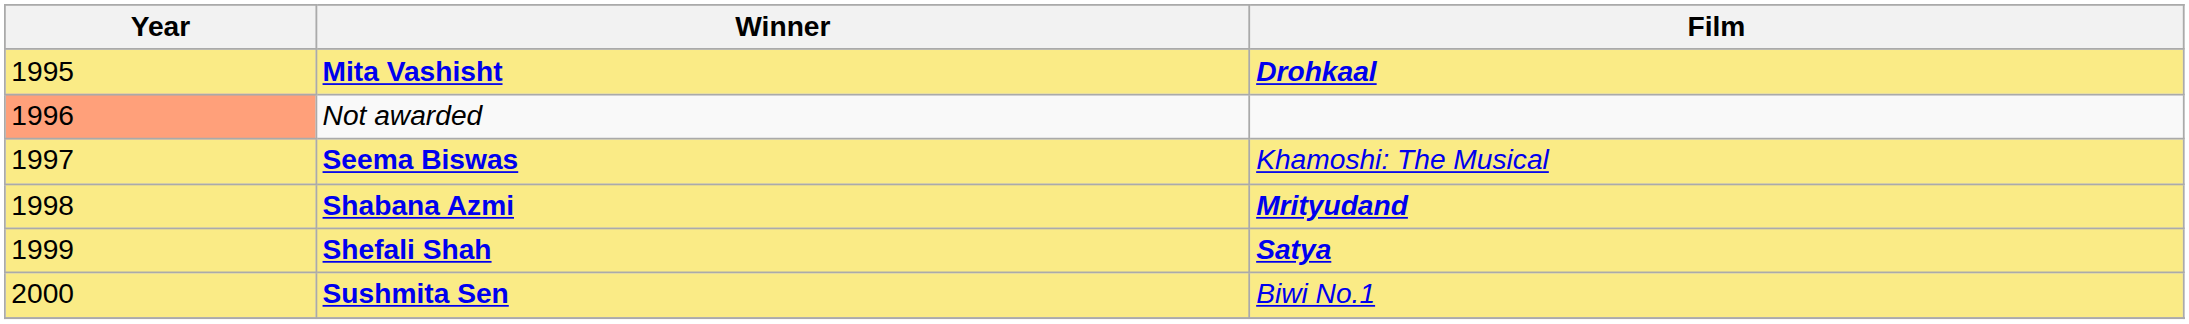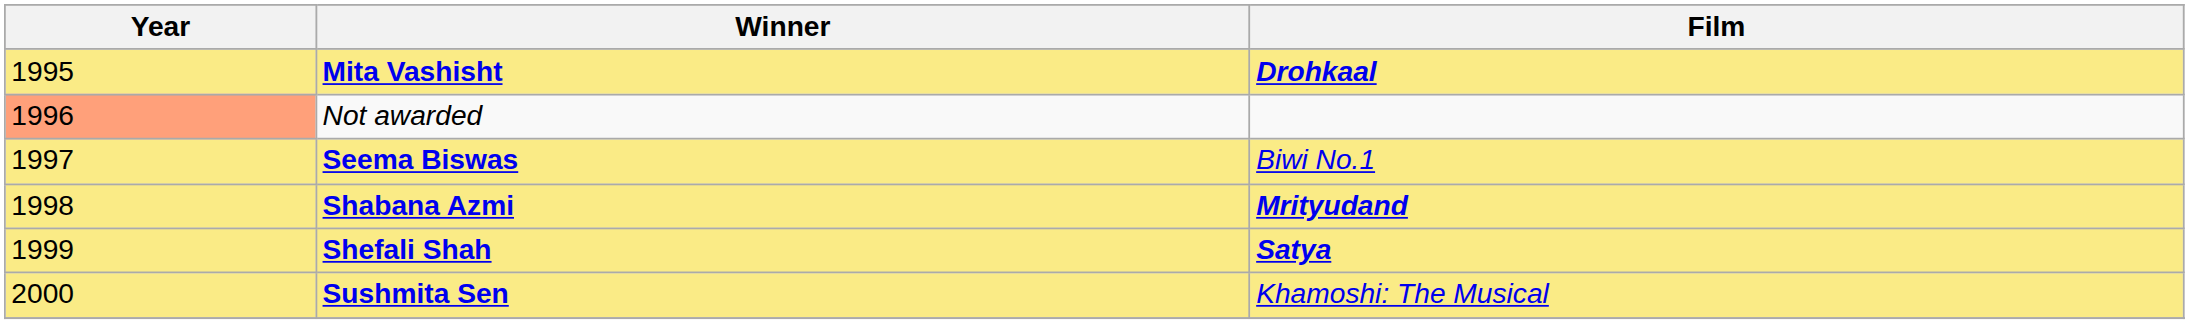(1402, 160) Khamoshi: The Musical -> (1316, 160) Biwi No.1
(1316, 294) Biwi No.1 -> (1402, 294) Khamoshi: The Musical
